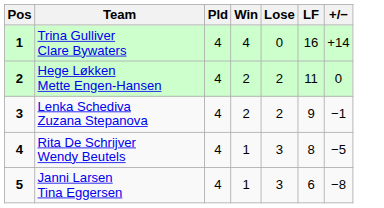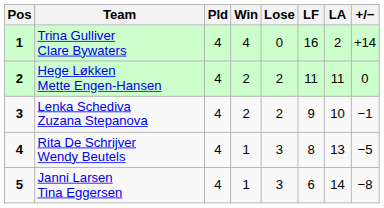+ column: (338, 14)
